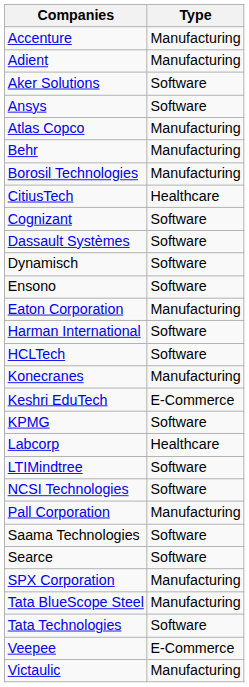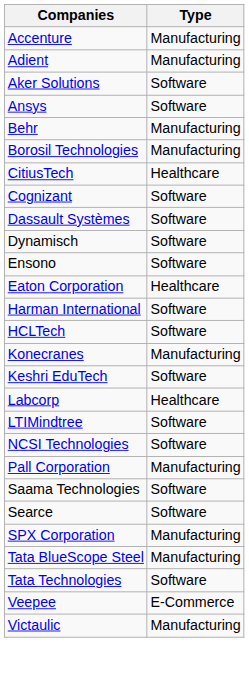- row: (46, 128)
(196, 309) Manufacturing -> (185, 286) Healthcare
(192, 399) E-Commerce -> (179, 377) Software
- row: (29, 422)
